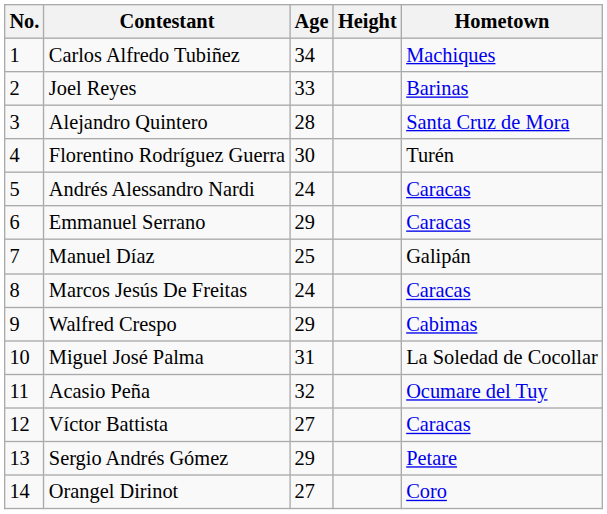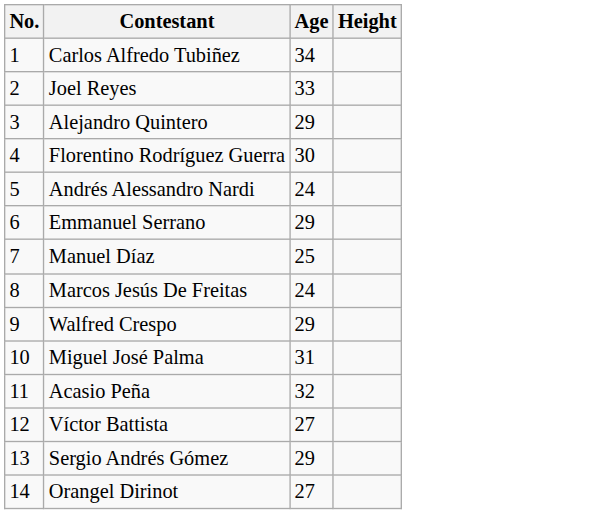- column: (502, 21)
(305, 122) 28 -> (305, 122) 29
